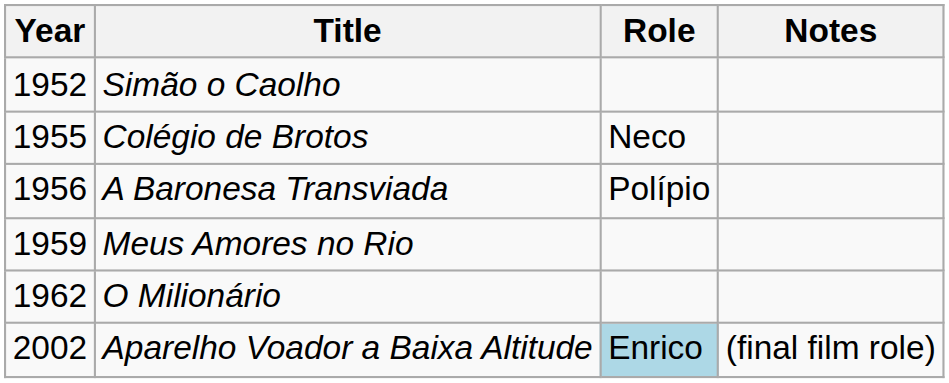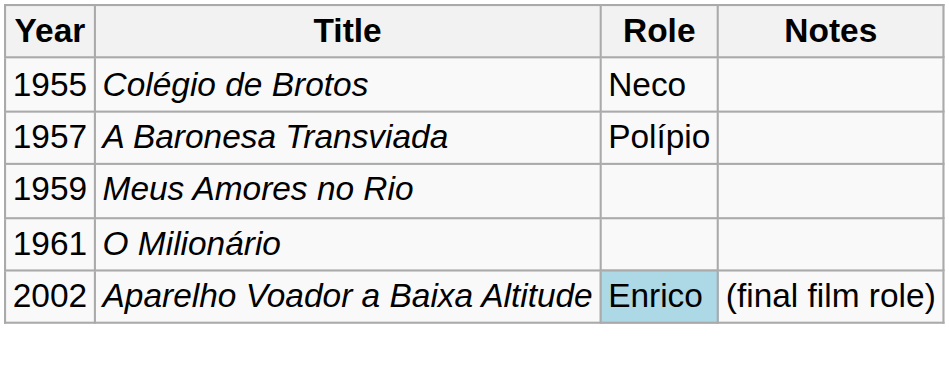- row: (222, 84)
(50, 190) 1956 -> (50, 137) 1957
(50, 296) 1962 -> (50, 243) 1961
